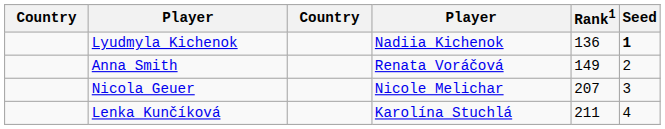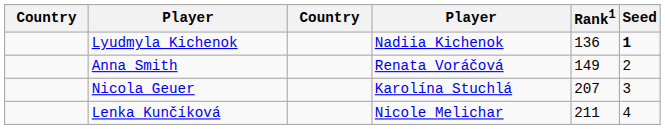(439, 90) Nicole Melichar -> (444, 90) Karolína Stuchlá
(444, 113) Karolína Stuchlá -> (439, 113) Nicole Melichar
